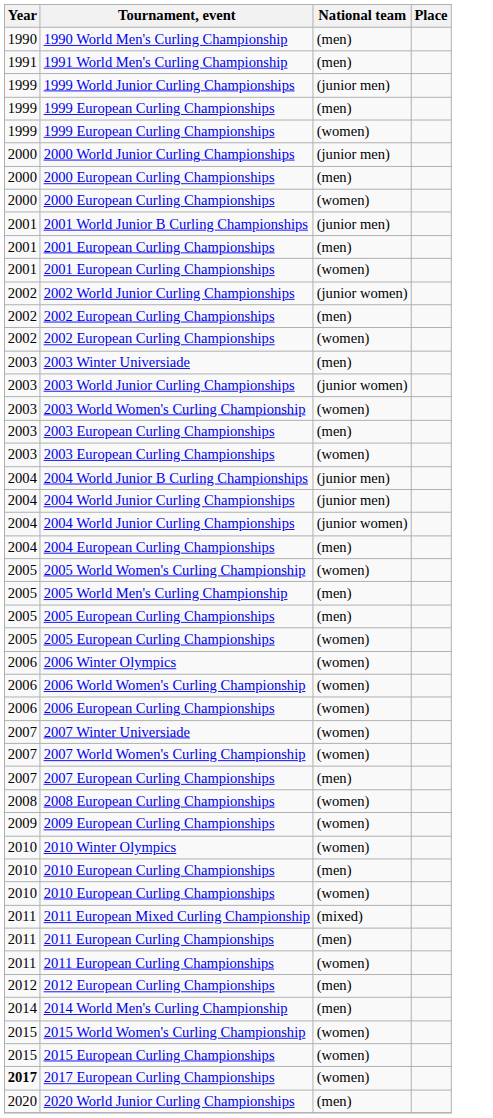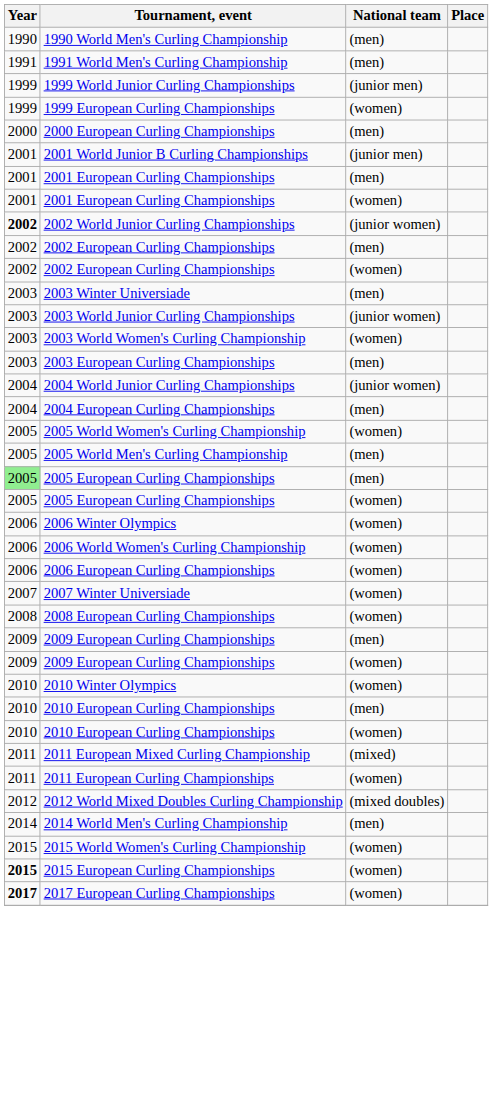- row: (159, 108)
- row: (169, 154)
- row: (159, 200)
(22, 293) normal -> (22, 223) bold
- row: (159, 454)
- row: (176, 477)
- row: (169, 500)
(22, 616) no background -> (22, 477) lightgreen background
- row: (175, 754)
- row: (159, 778)
+ row: (159, 639)
- row: (159, 939)
+ row: (193, 801)
- row: (159, 985)
(22, 1055) normal -> (22, 870) bold
- row: (169, 1101)
